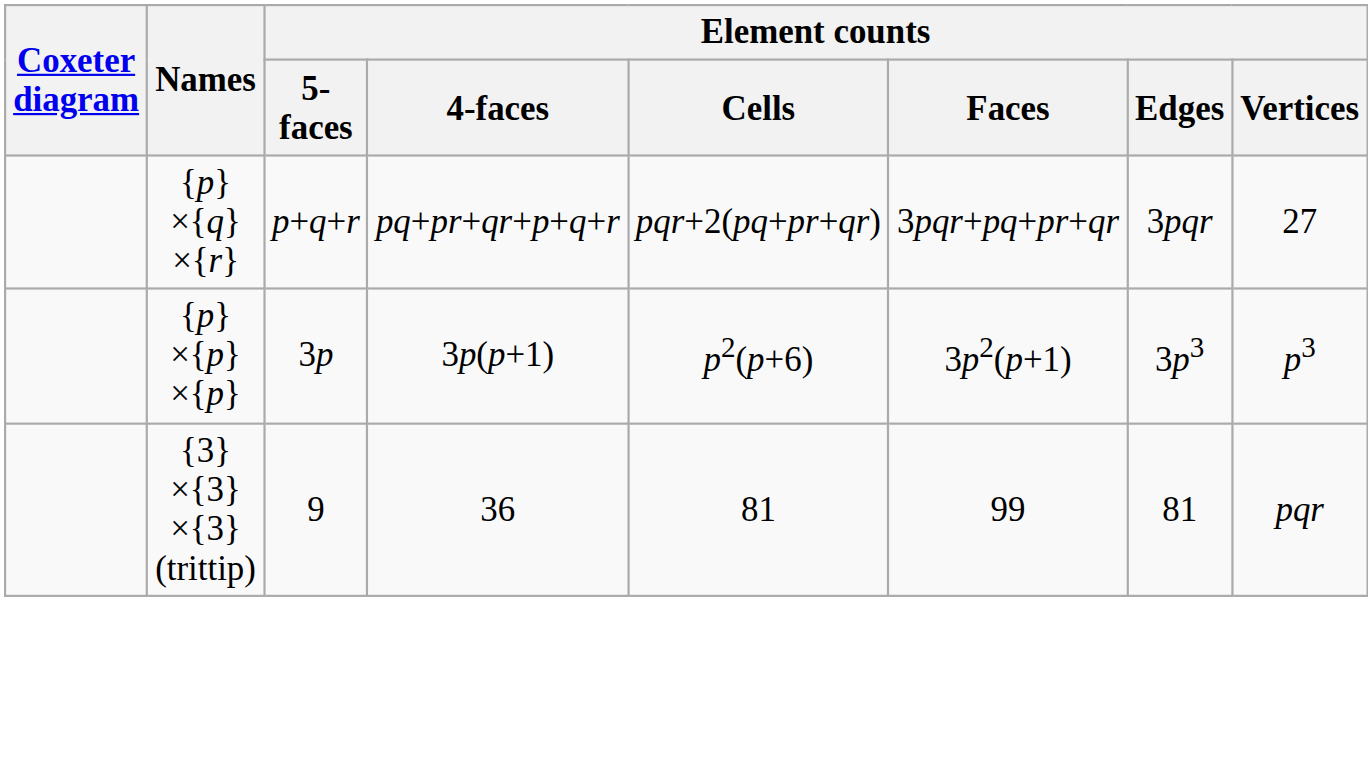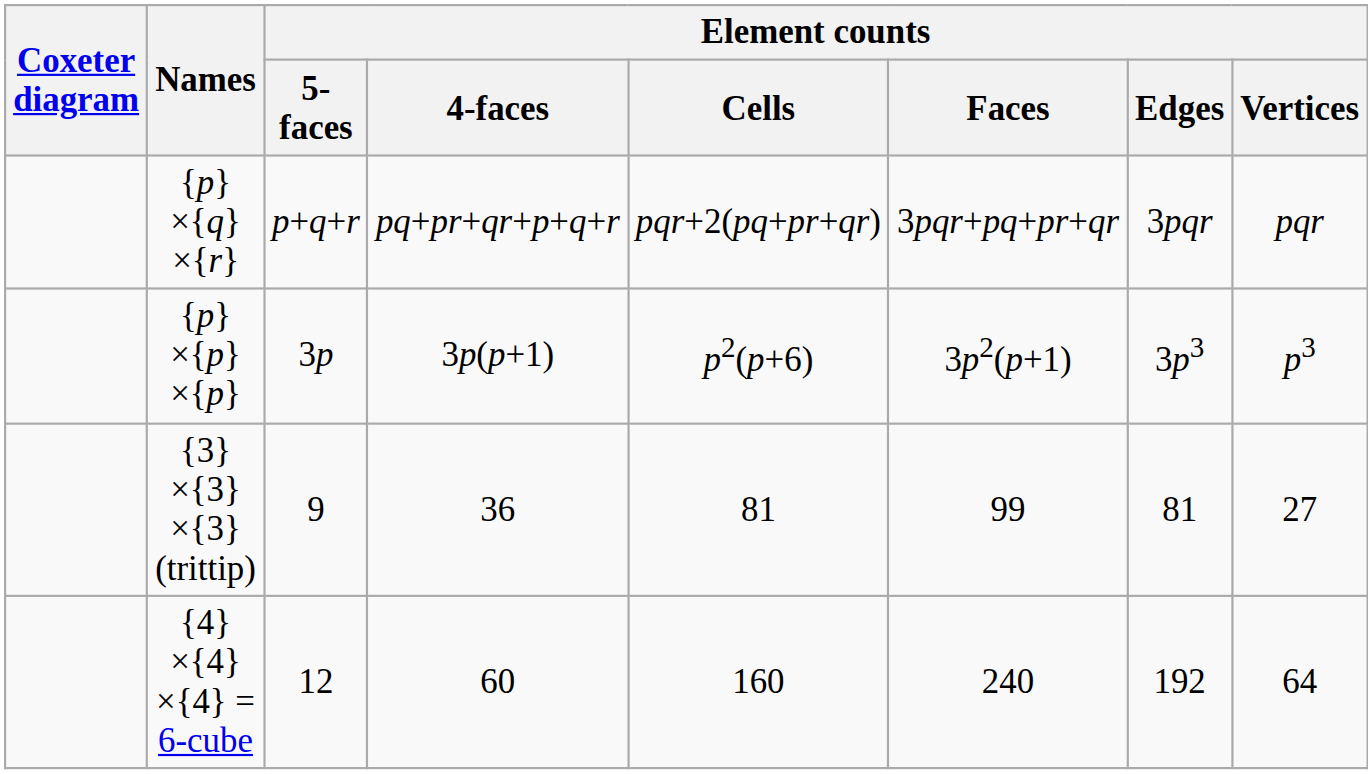(1300, 221) 27 -> (1300, 221) pqr
(1300, 508) pqr -> (1300, 508) 27
+ row: (206, 681)
